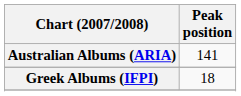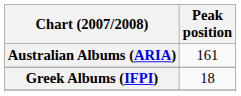(207, 55) 141 -> (207, 55) 161
